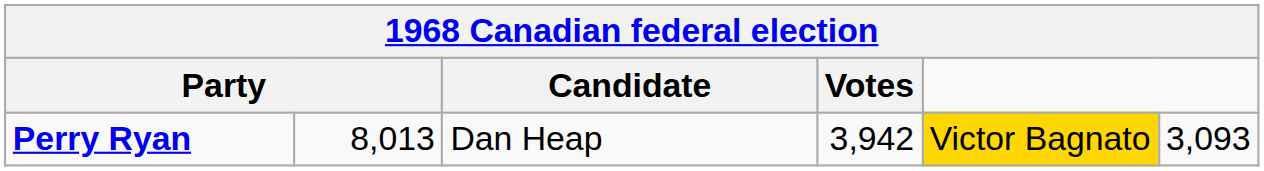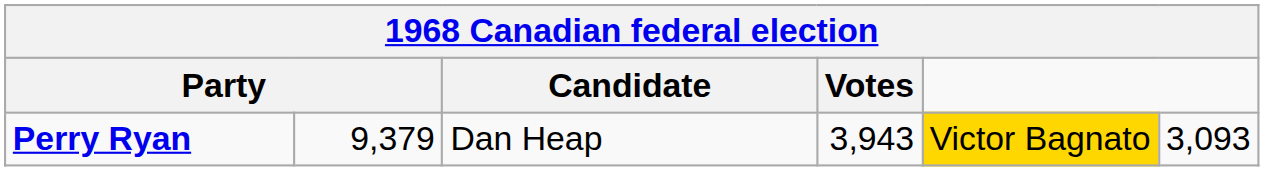(393, 138) 8,013 -> (393, 138) 9,379
(872, 138) 3,942 -> (872, 138) 3,943
